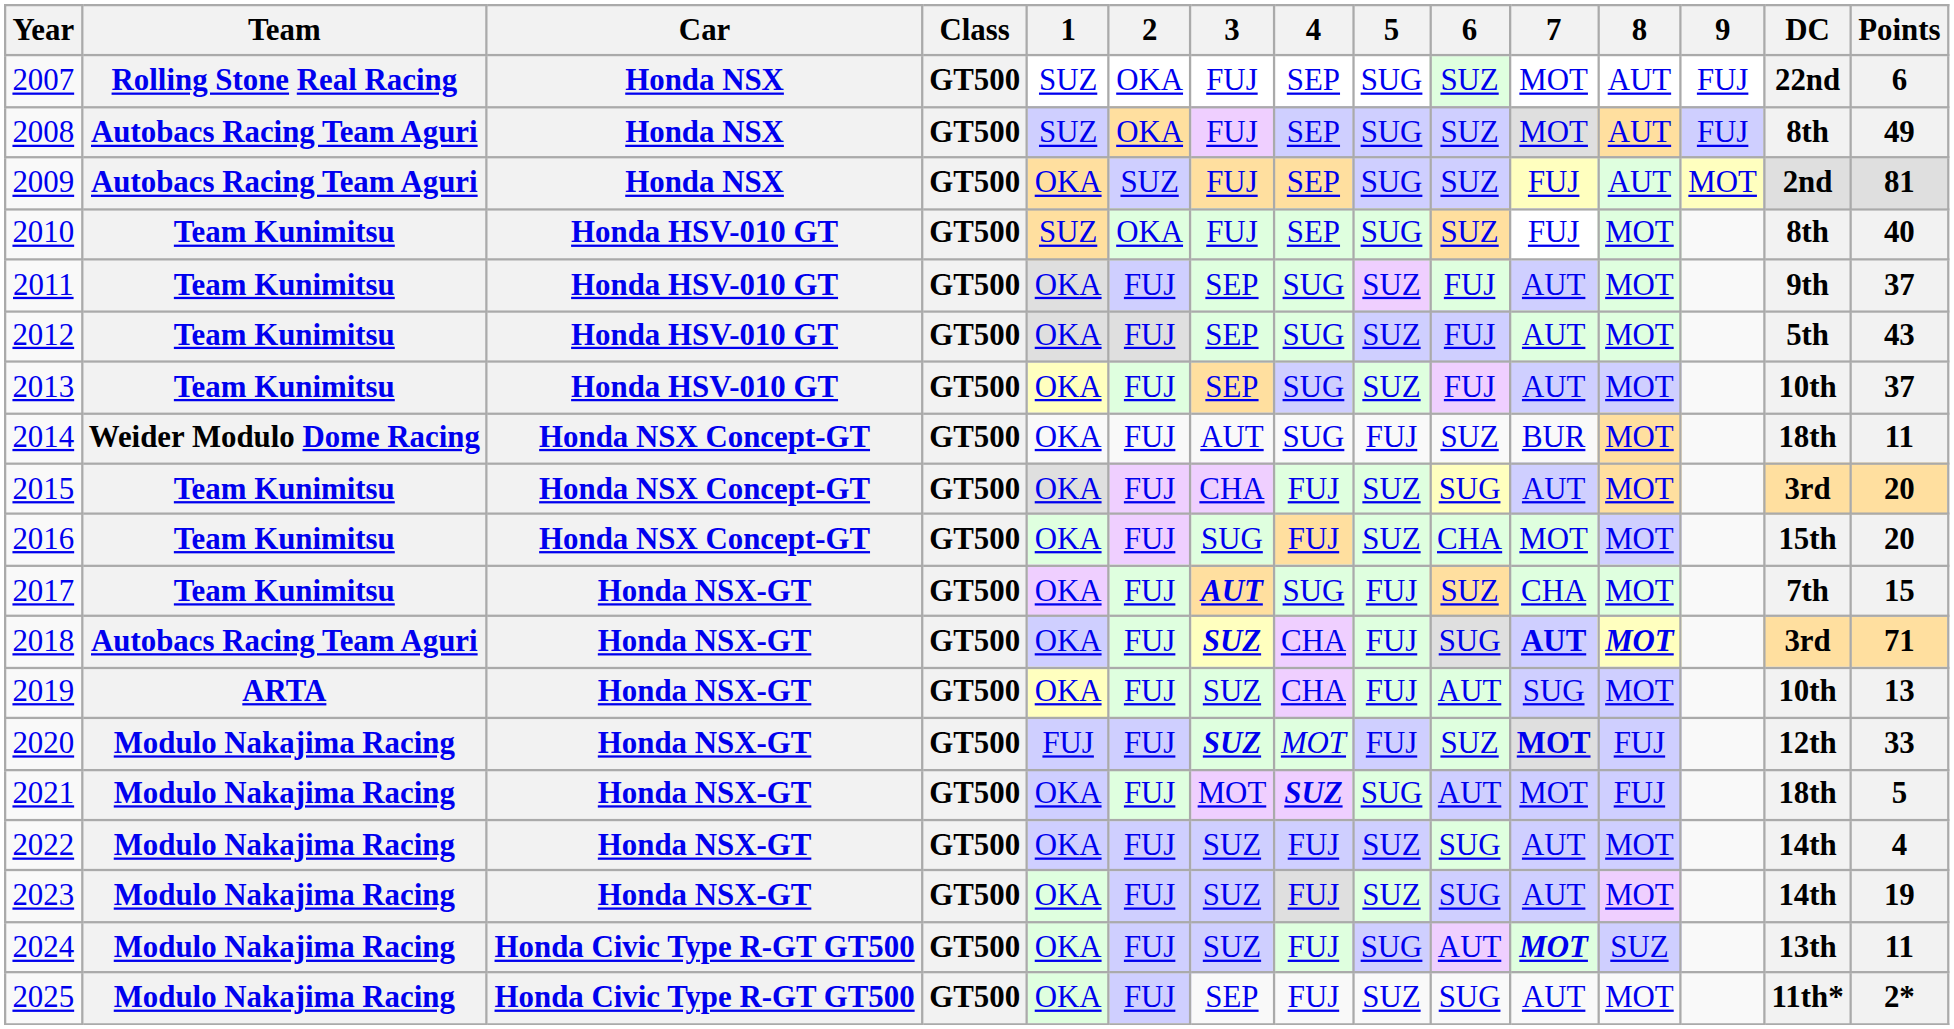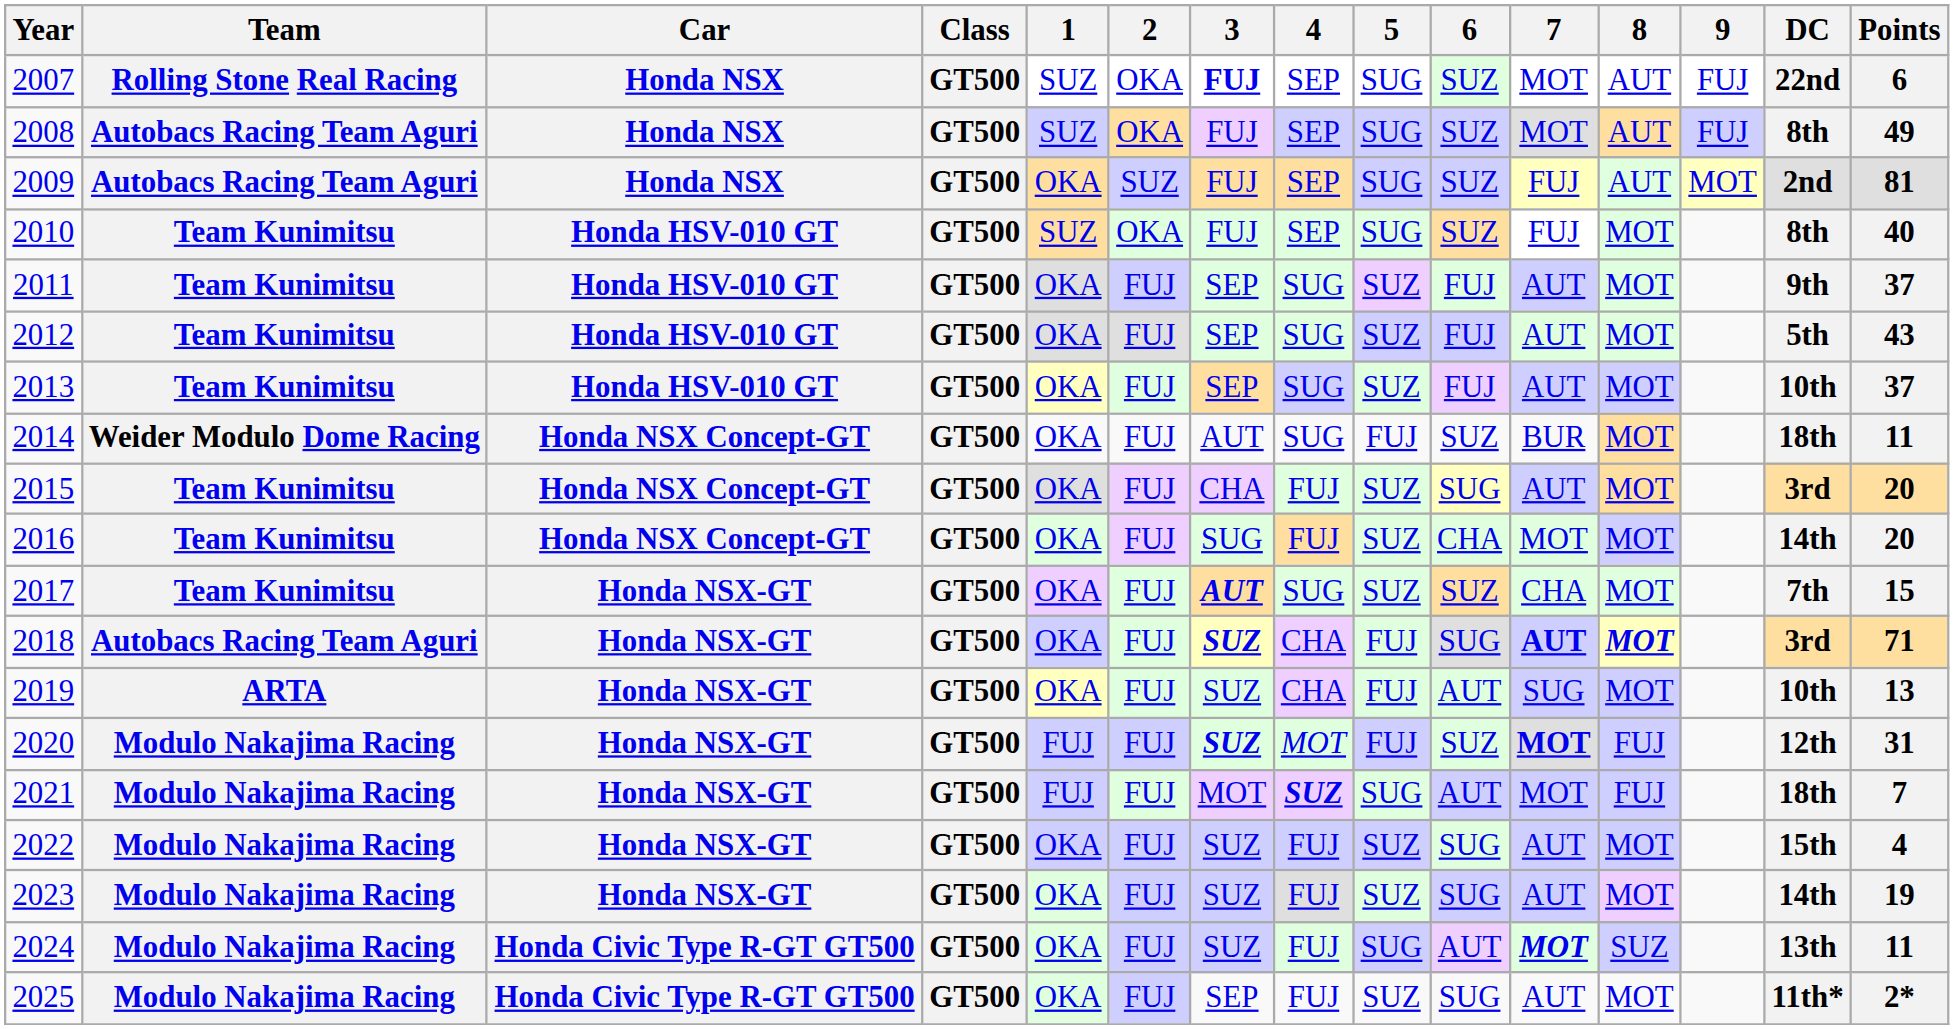(1232, 80) normal -> (1232, 80) bold
(1808, 538) 15th -> (1808, 538) 14th
(1392, 589) FUJ -> (1392, 589) SUZ
(1899, 742) 33 -> (1899, 742) 31
(1068, 793) OKA -> (1068, 793) FUJ
(1899, 793) 5 -> (1899, 793) 7
(1808, 844) 14th -> (1808, 844) 15th
